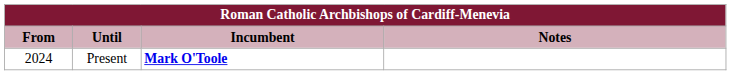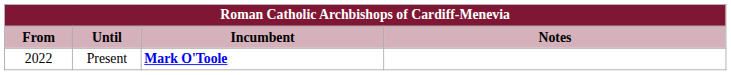(39, 59) 2024 -> (39, 59) 2022
